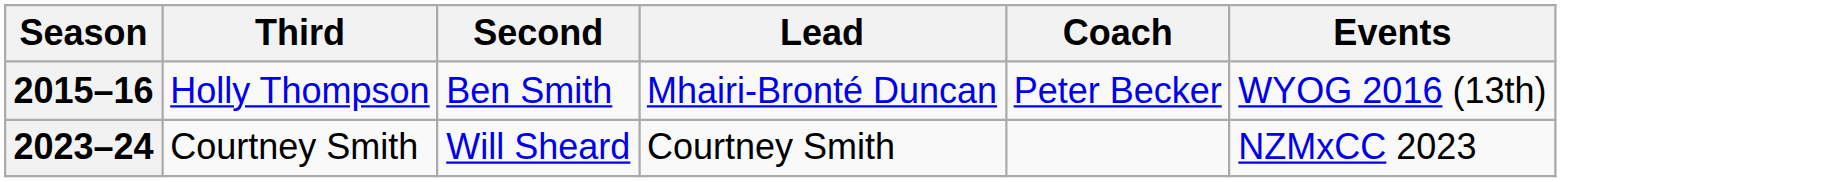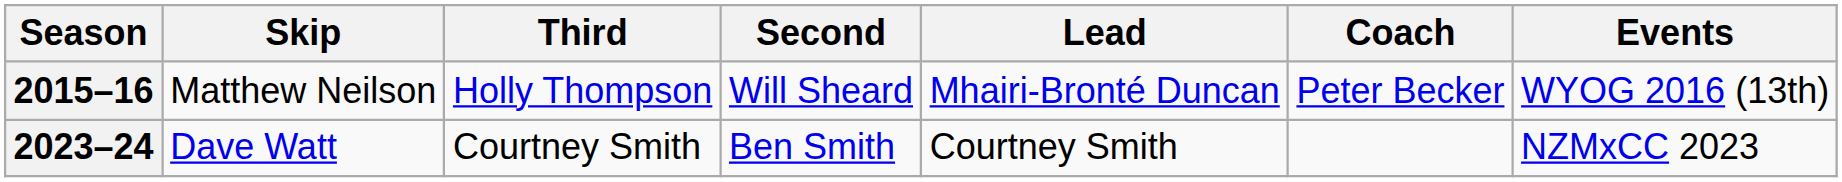+ column: (303, 33)
(529, 90) Ben Smith -> (821, 90) Will Sheard
(538, 147) Will Sheard -> (812, 147) Ben Smith
